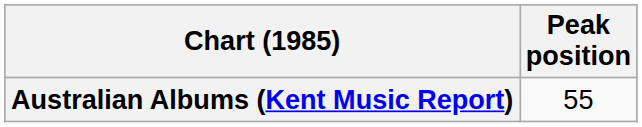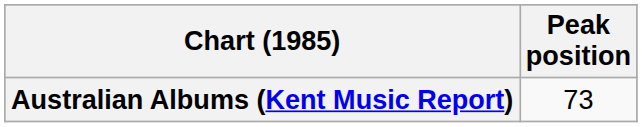(578, 99) 55 -> (578, 99) 73
